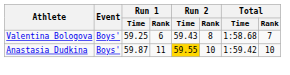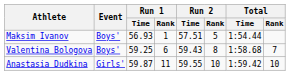+ row: (37, 37)
(108, 50) Boys' -> (111, 63) Girls'
(186, 50) gold background -> (190, 63) no background
